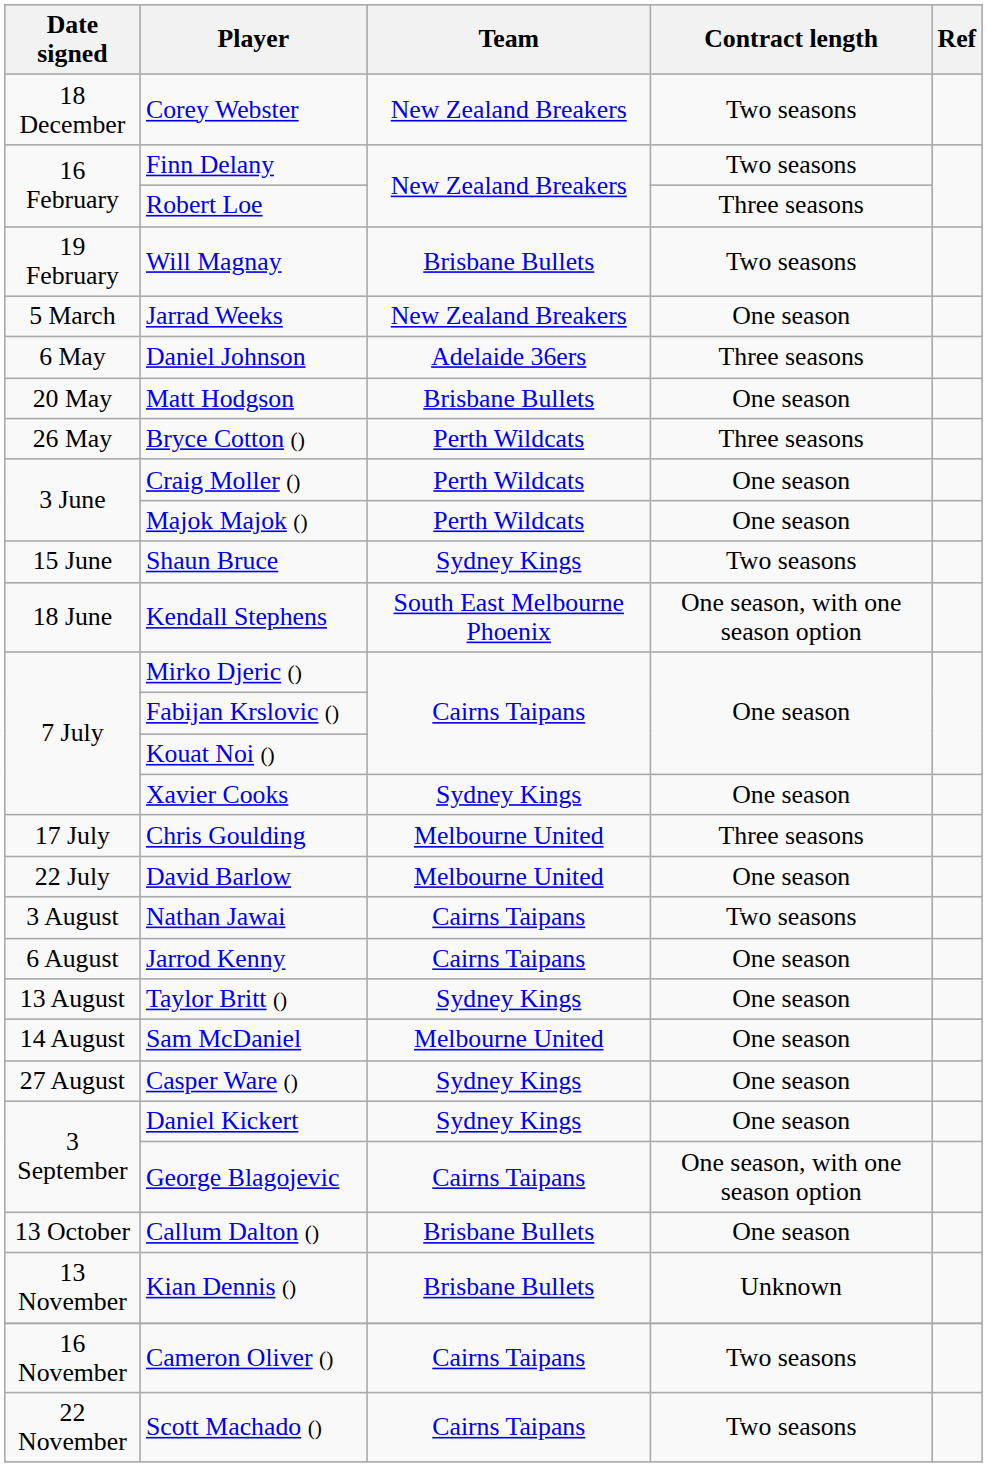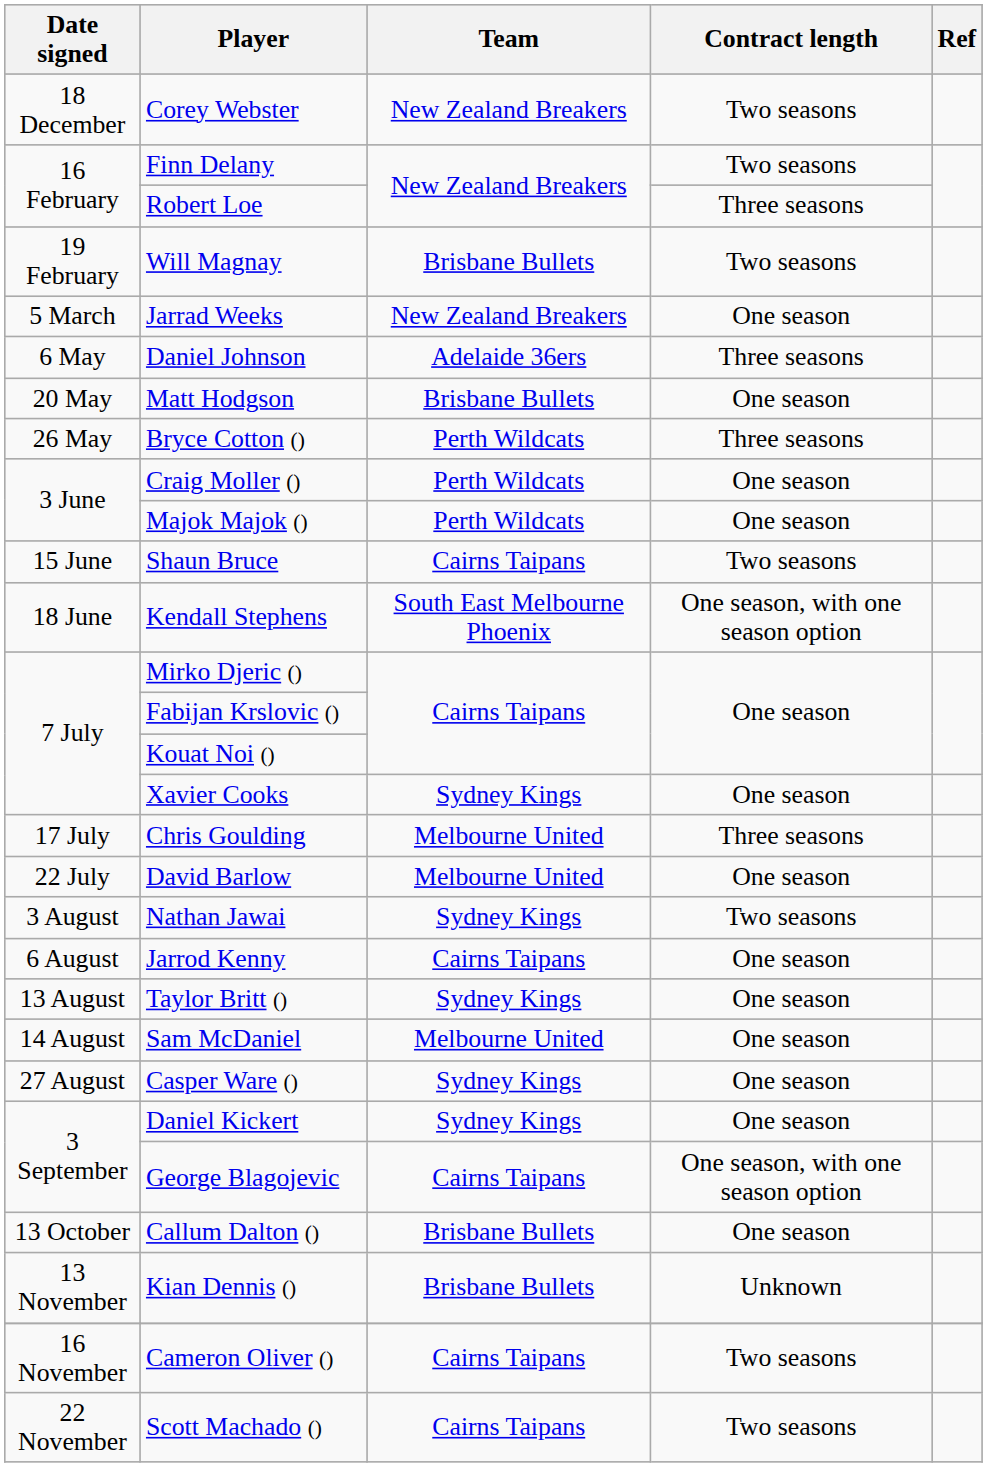(509, 561) Sydney Kings -> (509, 561) Cairns Taipans
(509, 917) Cairns Taipans -> (509, 917) Sydney Kings
